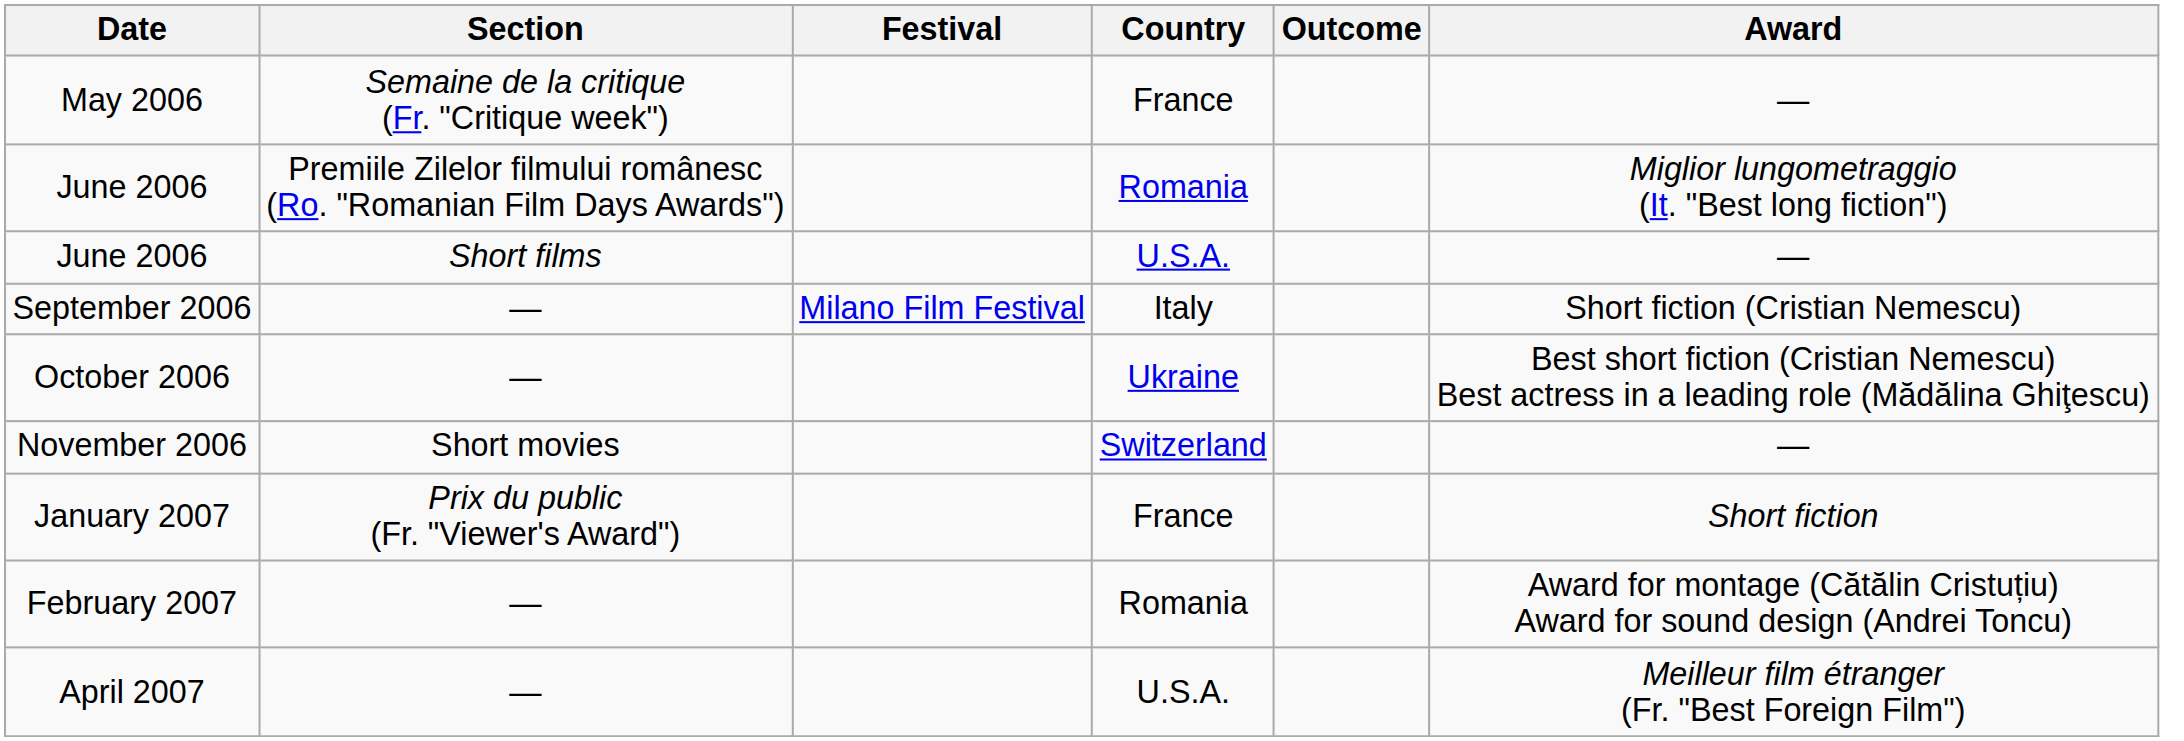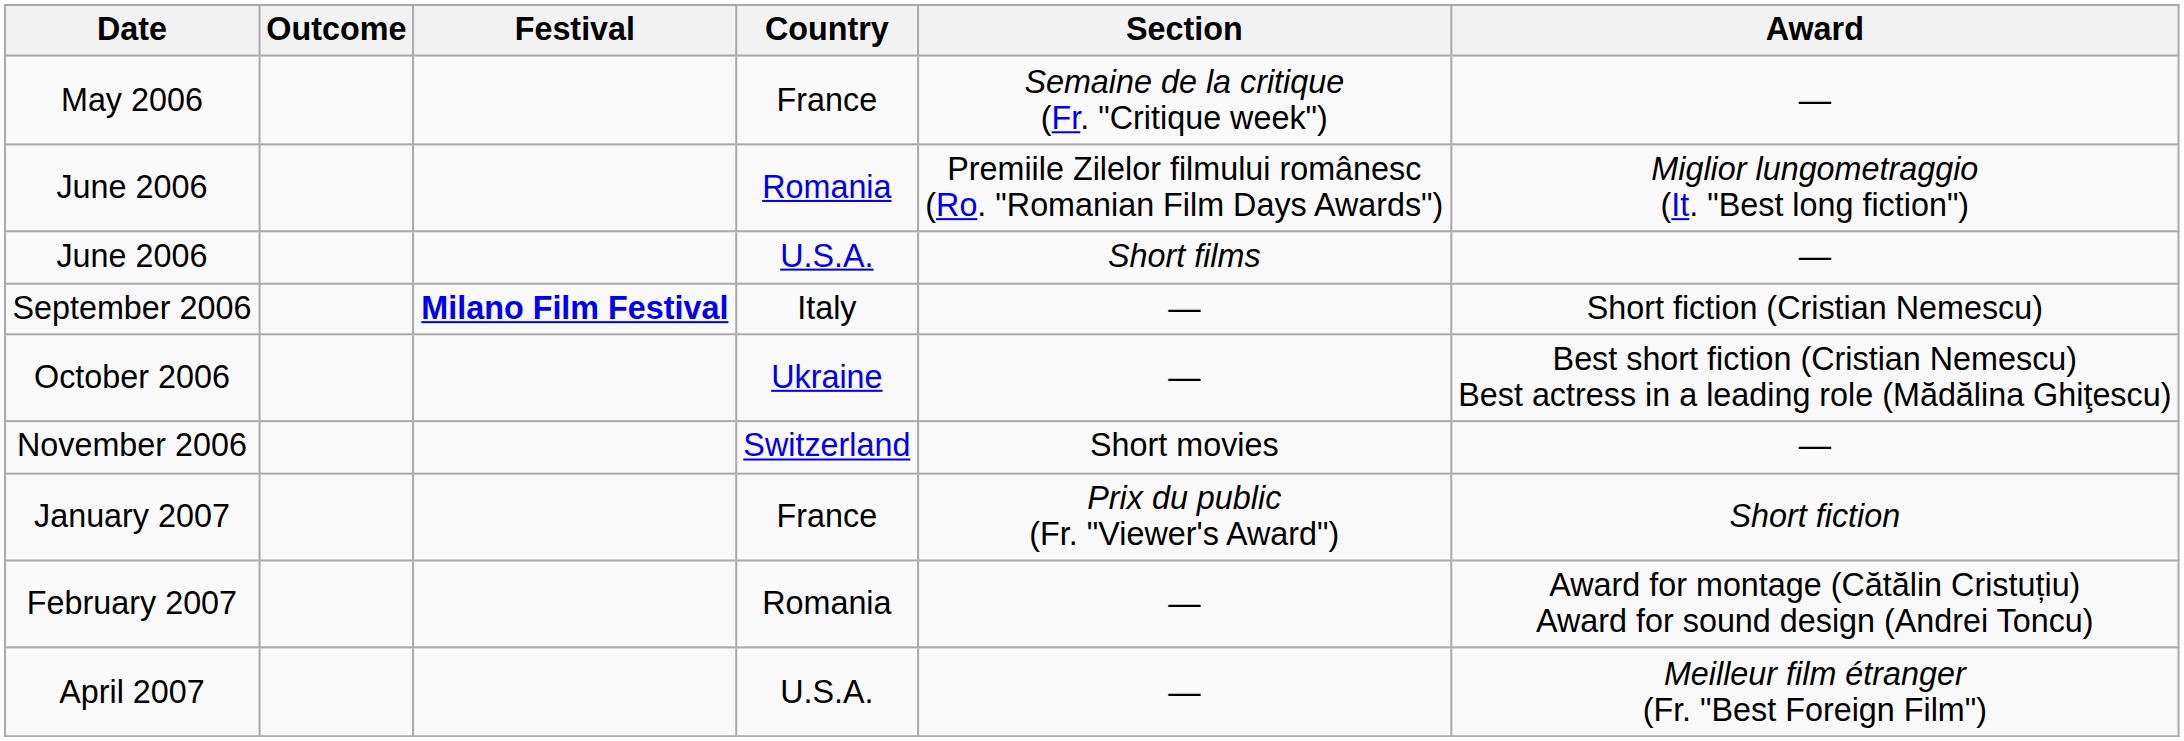columns swapped: (1352, 30) <-> (525, 30)
(942, 307) normal -> (575, 307) bold
